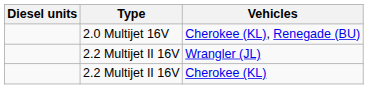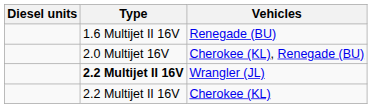+ row: (233, 34)
(131, 53) normal -> (133, 73) bold
